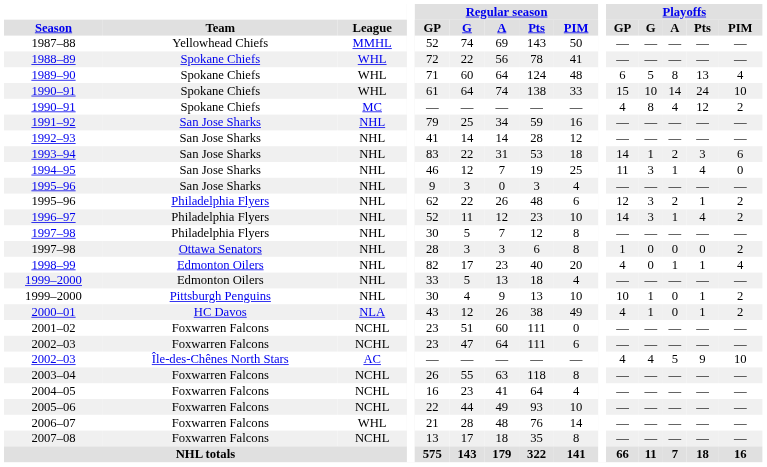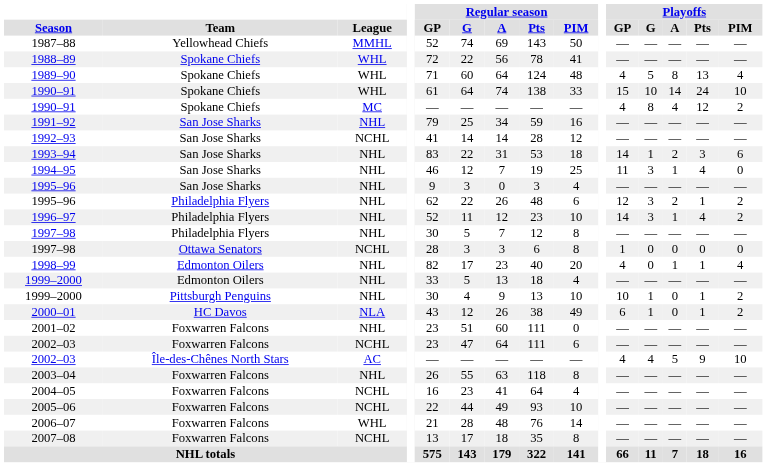(622, 75) 6 -> (622, 75) 4
(372, 138) NHL -> (372, 138) NCHL
(372, 249) NHL -> (372, 249) NCHL
(740, 249) 2 -> (740, 249) 0
(622, 312) 4 -> (622, 312) 6
(372, 328) NCHL -> (372, 328) NHL
(372, 375) NCHL -> (372, 375) NHL
